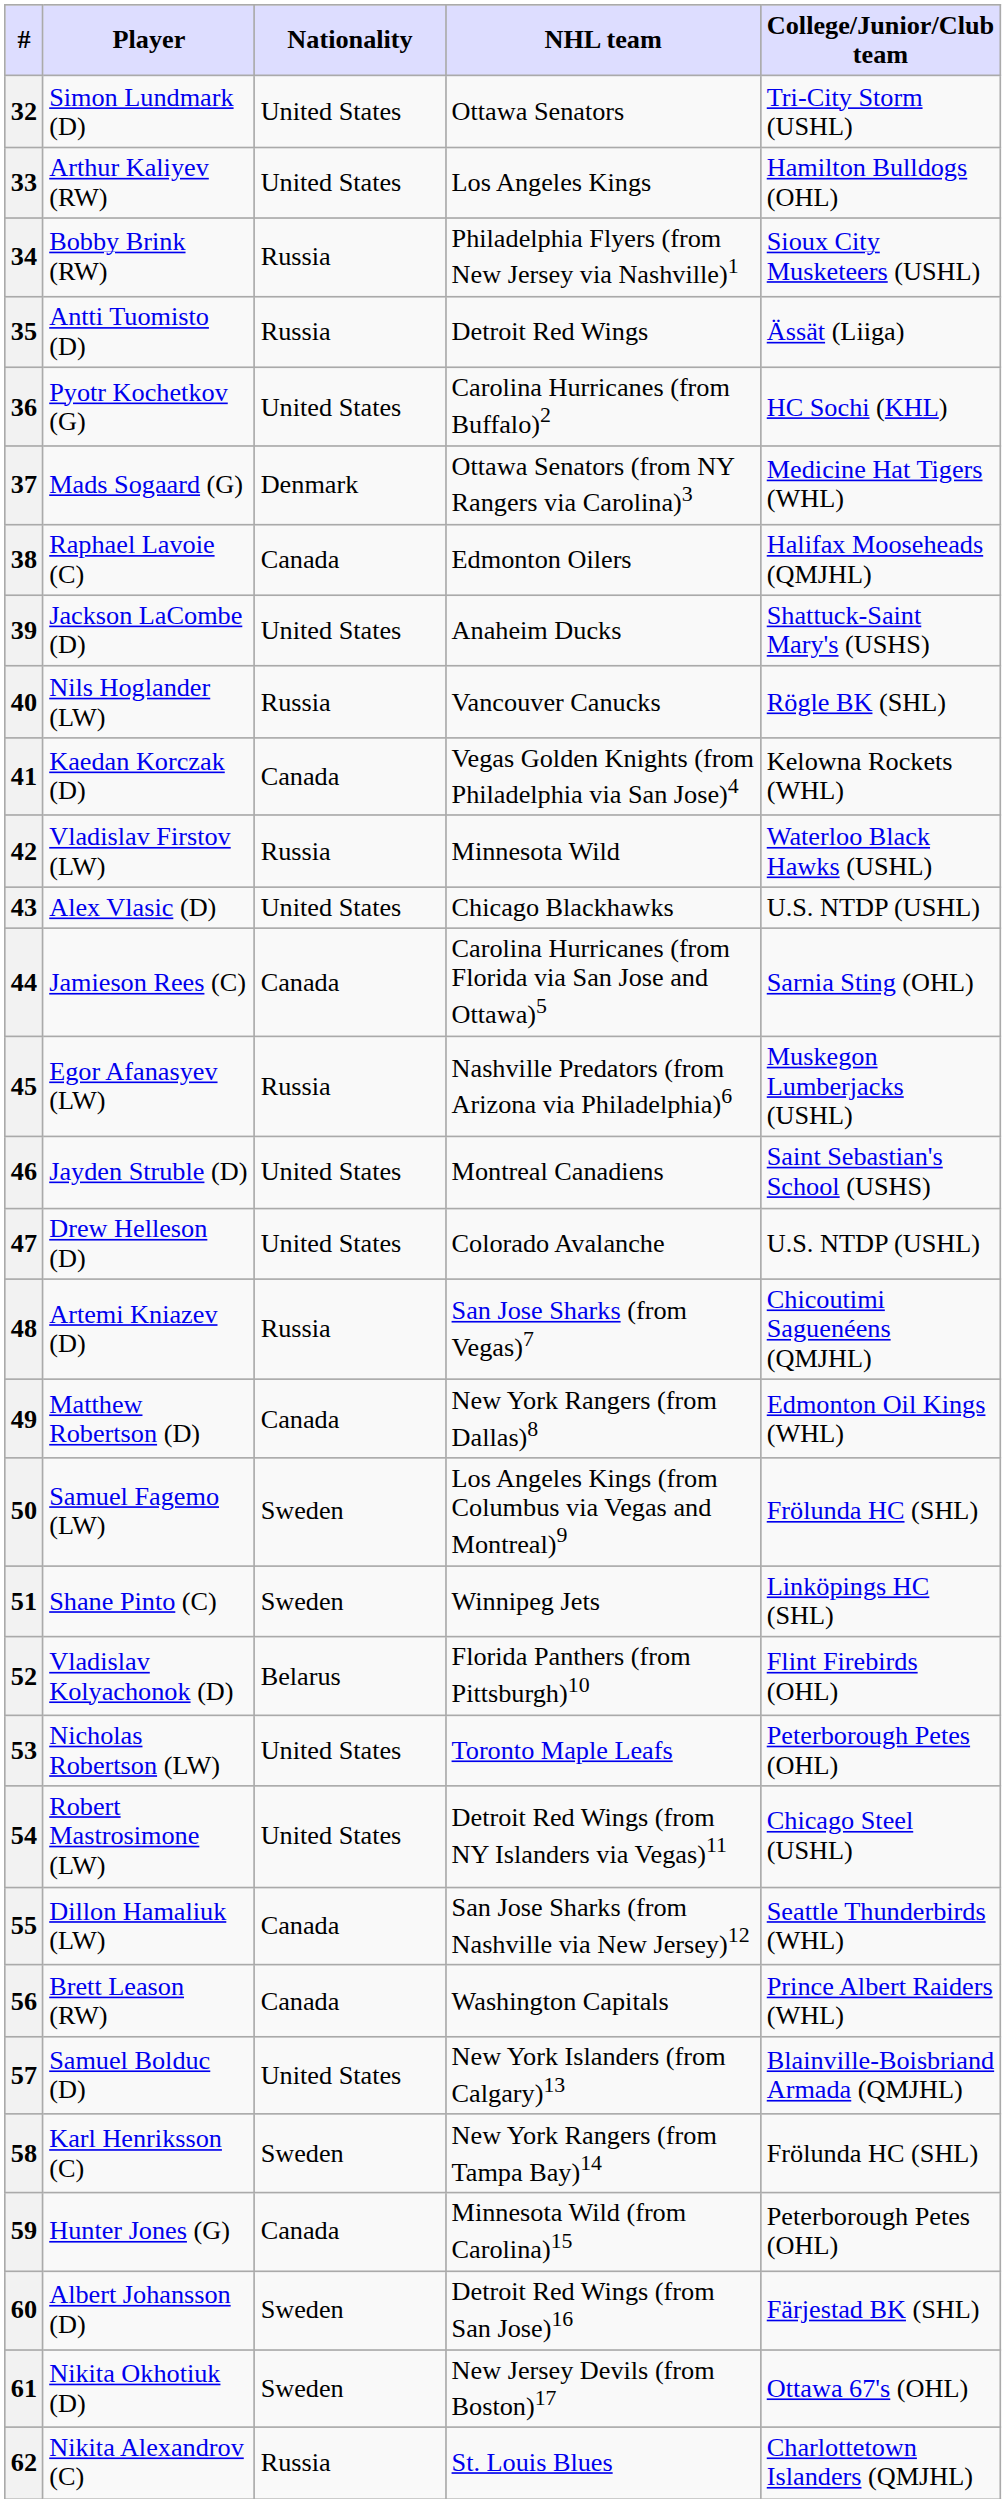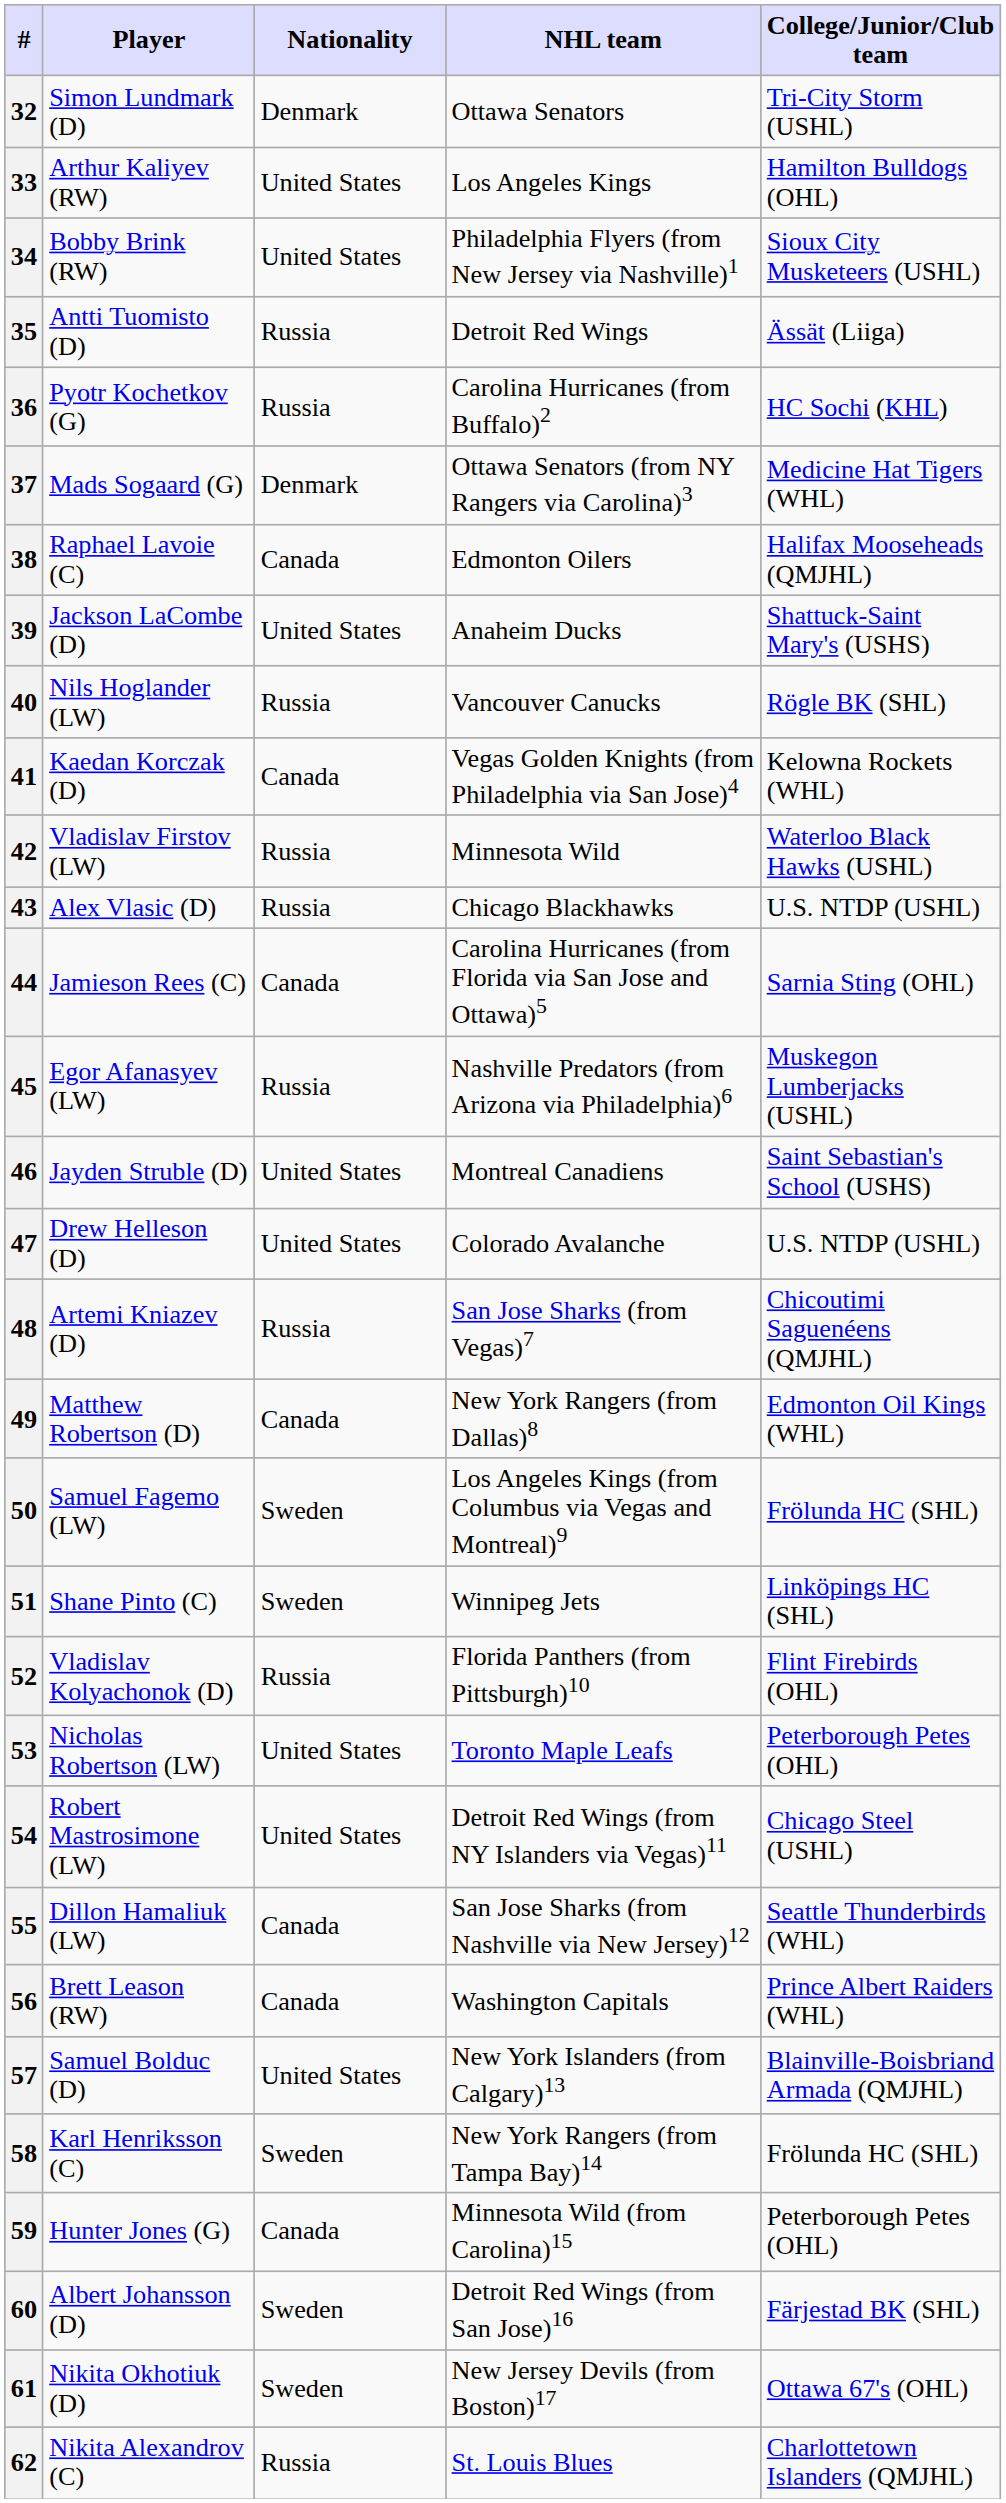(331, 111) United States -> (309, 111) Denmark
(296, 257) Russia -> (331, 257) United States
(331, 406) United States -> (296, 406) Russia
(331, 907) United States -> (296, 907) Russia
(301, 1675) Belarus -> (296, 1675) Russia
